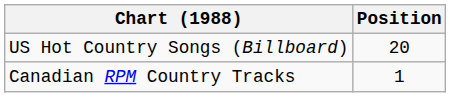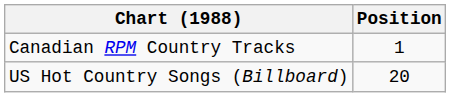rows swapped: (152, 77) <-> (179, 48)
